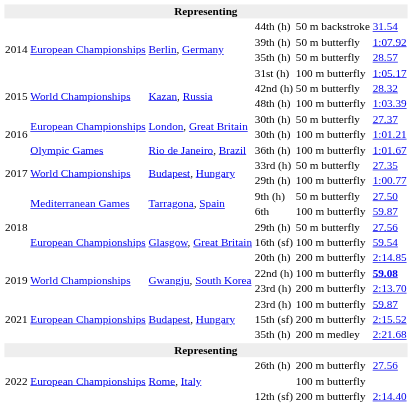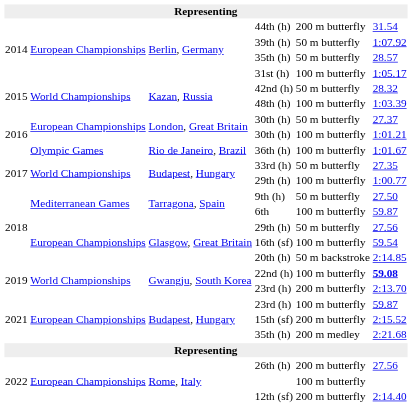(333, 26) 50 m backstroke -> (331, 26) 200 m butterfly
(331, 257) 200 m butterfly -> (333, 257) 50 m backstroke
